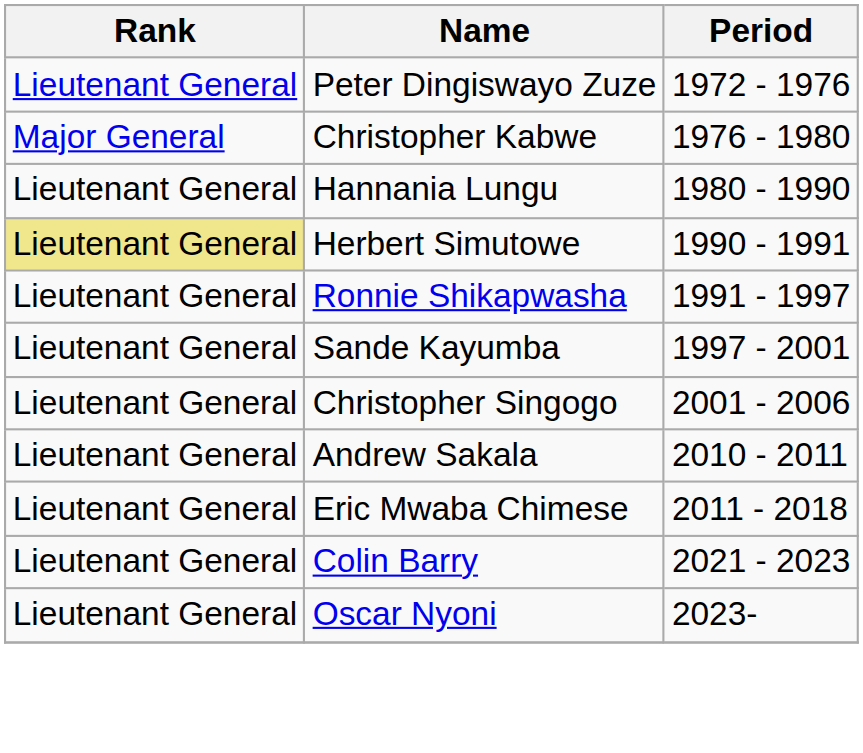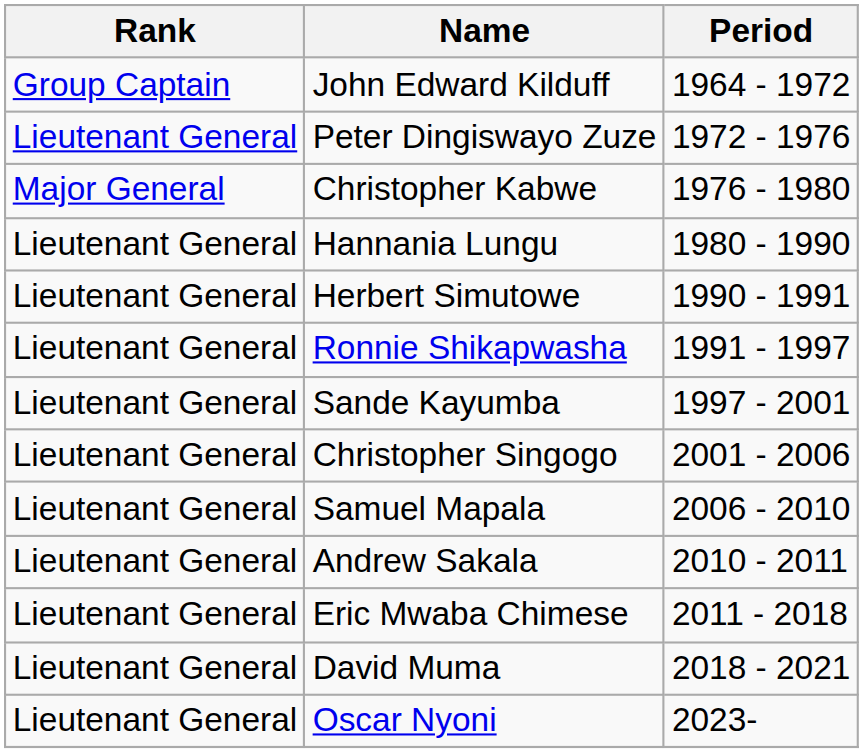+ row: (461, 84)
(155, 243) khaki background -> (155, 296) no background
+ row: (429, 508)
+ row: (406, 667)
- row: (395, 561)
